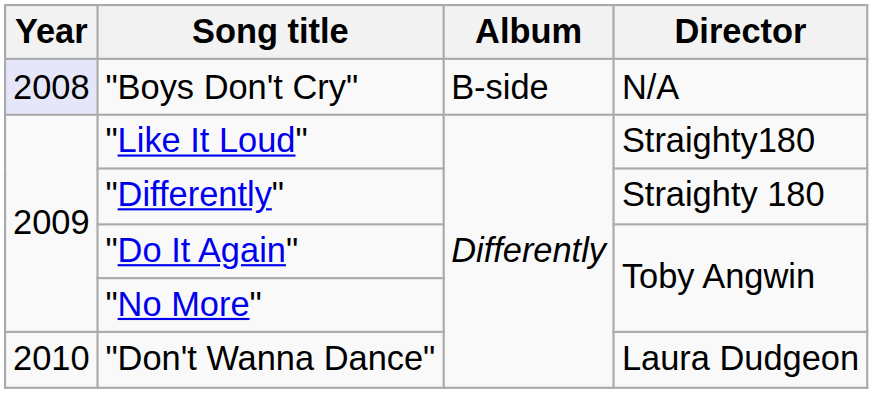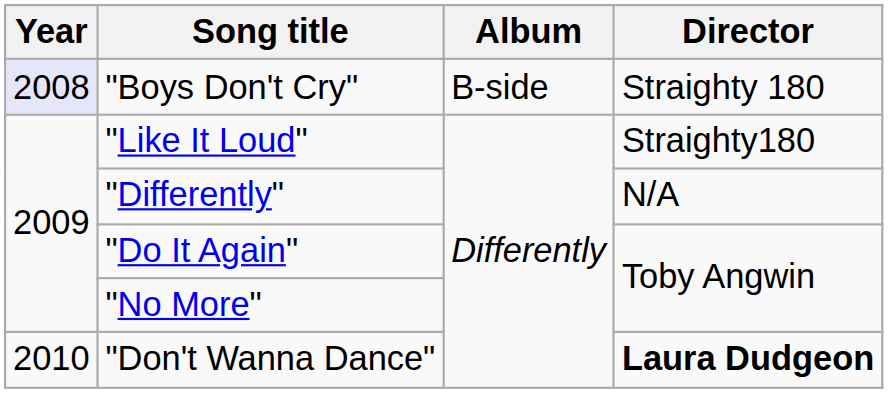(651, 86) N/A -> (723, 86) Straighty 180
(723, 195) Straighty 180 -> (651, 195) N/A
(740, 359) normal -> (748, 359) bold
